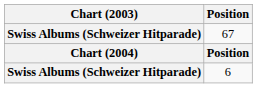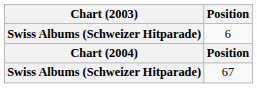rows swapped: (228, 72) <-> (228, 33)
